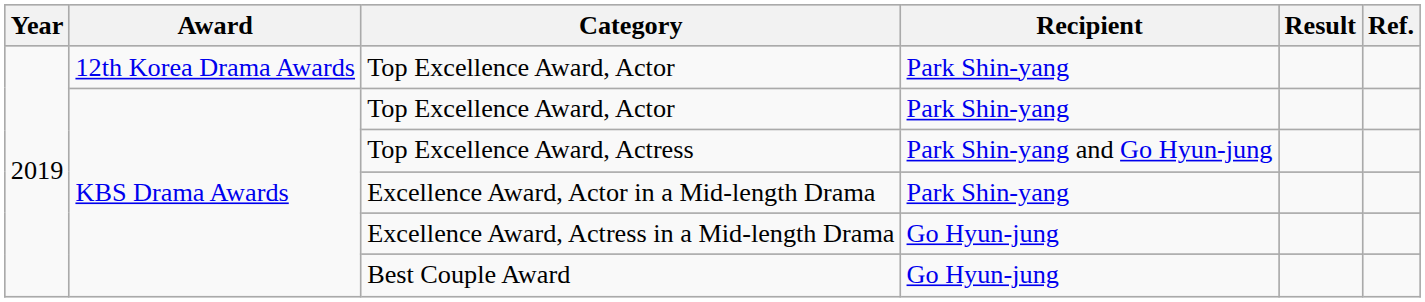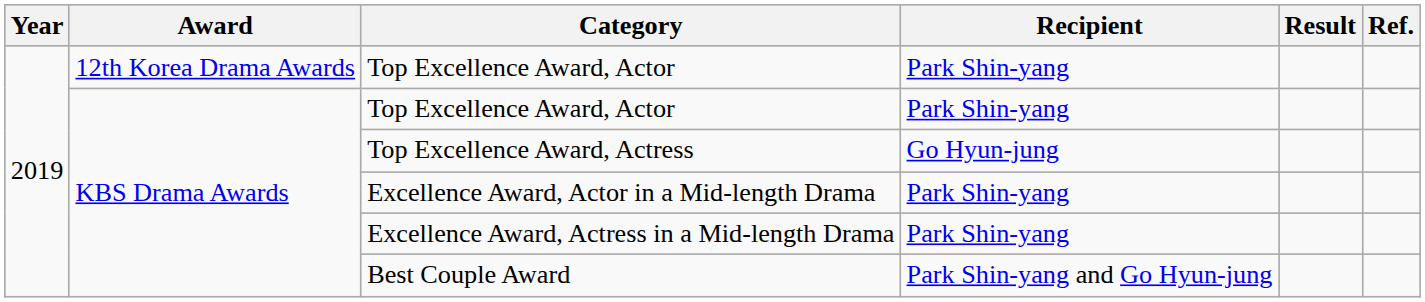(1089, 150) Park Shin-yang and Go Hyun-jung -> (983, 150) Go Hyun-jung
(983, 233) Go Hyun-jung -> (988, 233) Park Shin-yang
(983, 274) Go Hyun-jung -> (1089, 274) Park Shin-yang and Go Hyun-jung
